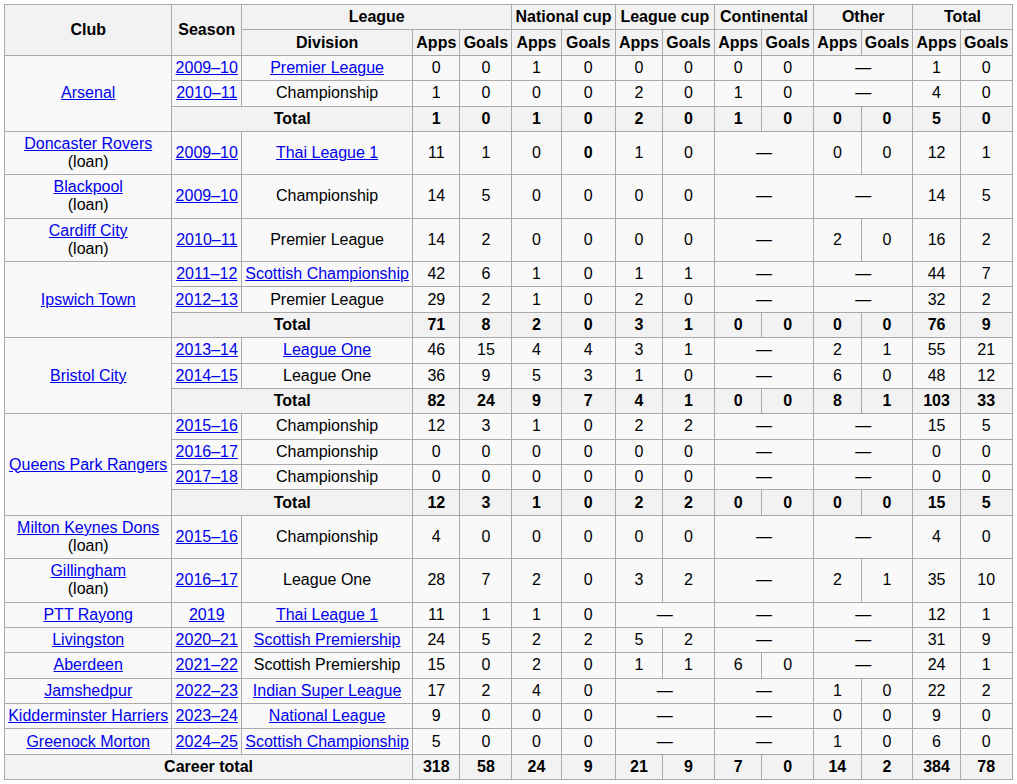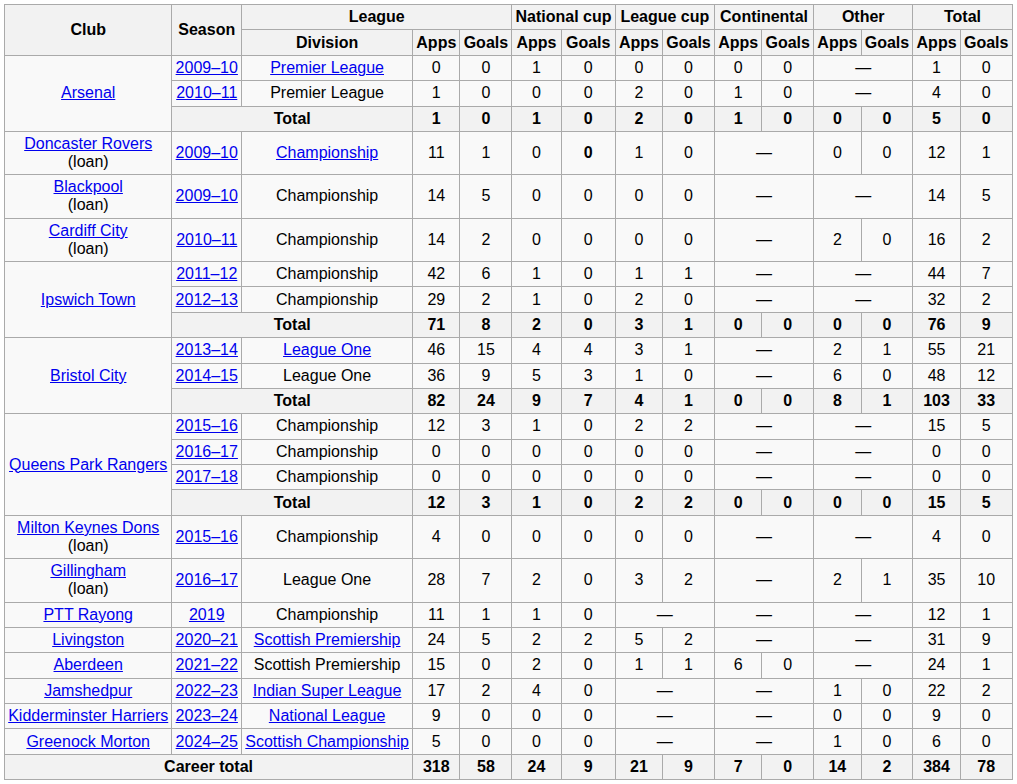(327, 93) Championship -> (327, 93) Premier League
(327, 153) Thai League 1 -> (327, 153) Championship
(327, 239) Premier League -> (327, 239) Championship
(327, 274) Scottish Championship -> (327, 274) Championship
(327, 299) Premier League -> (327, 299) Championship
(327, 614) Thai League 1 -> (327, 614) Championship
